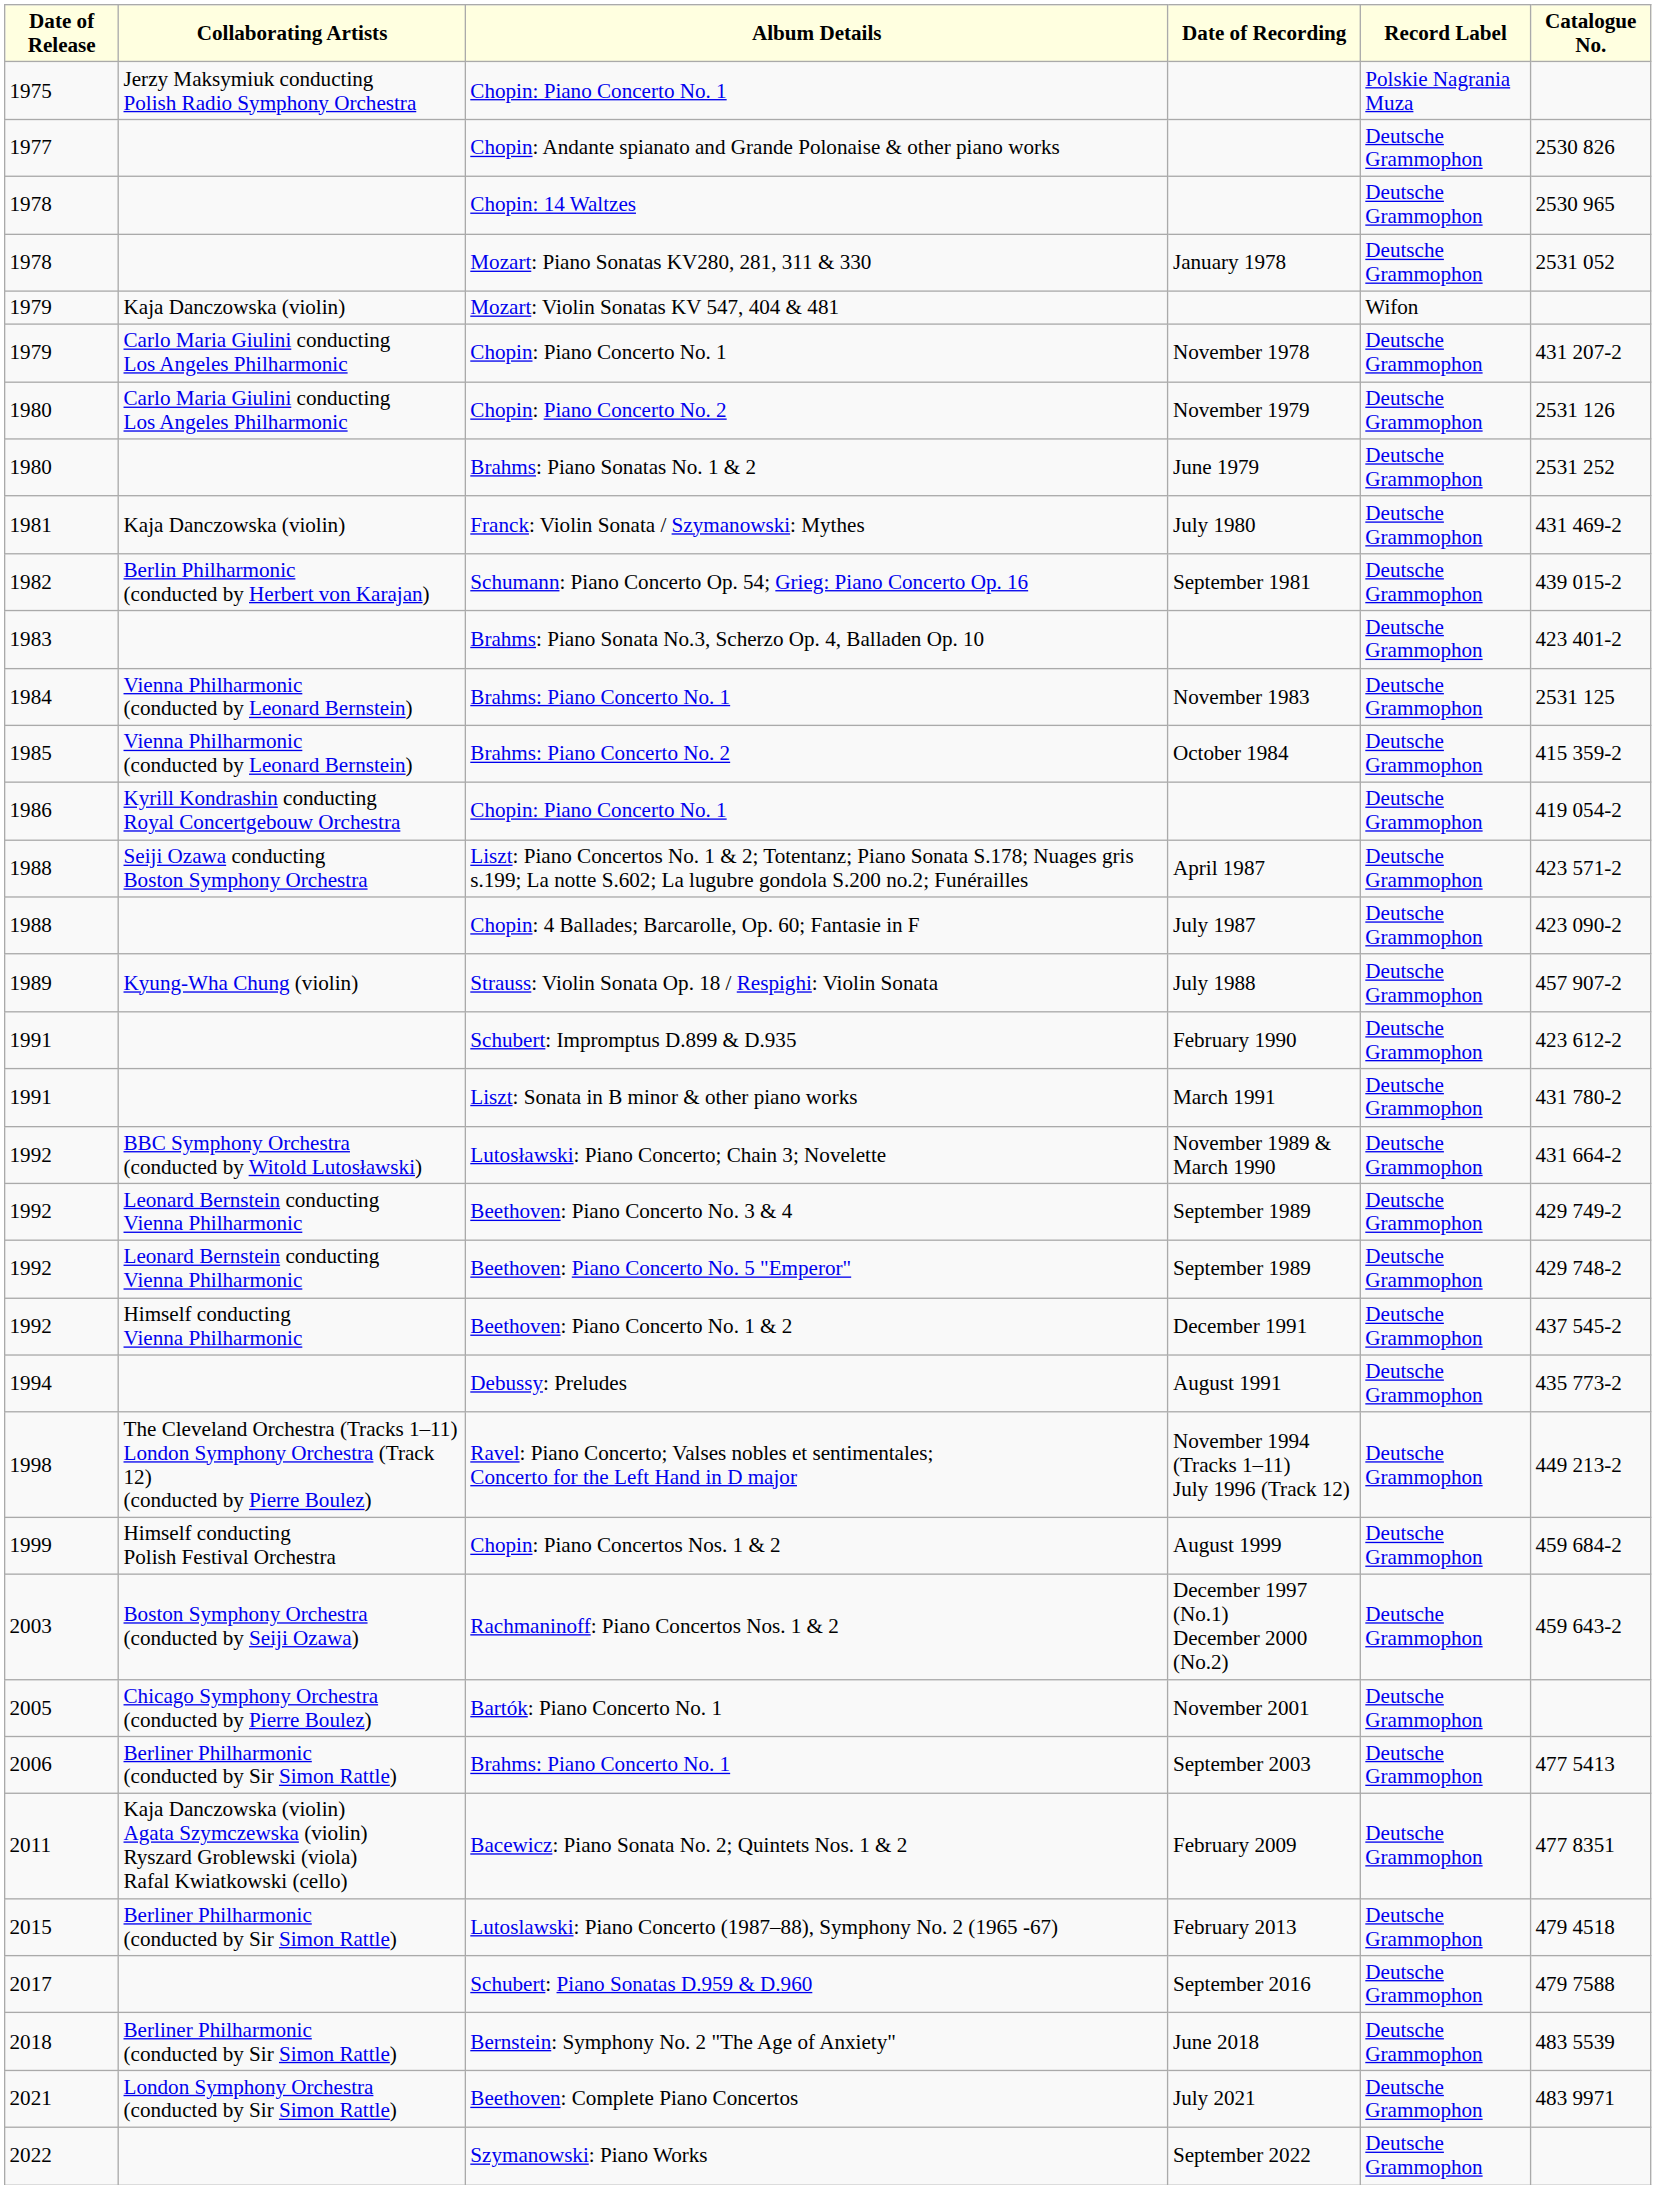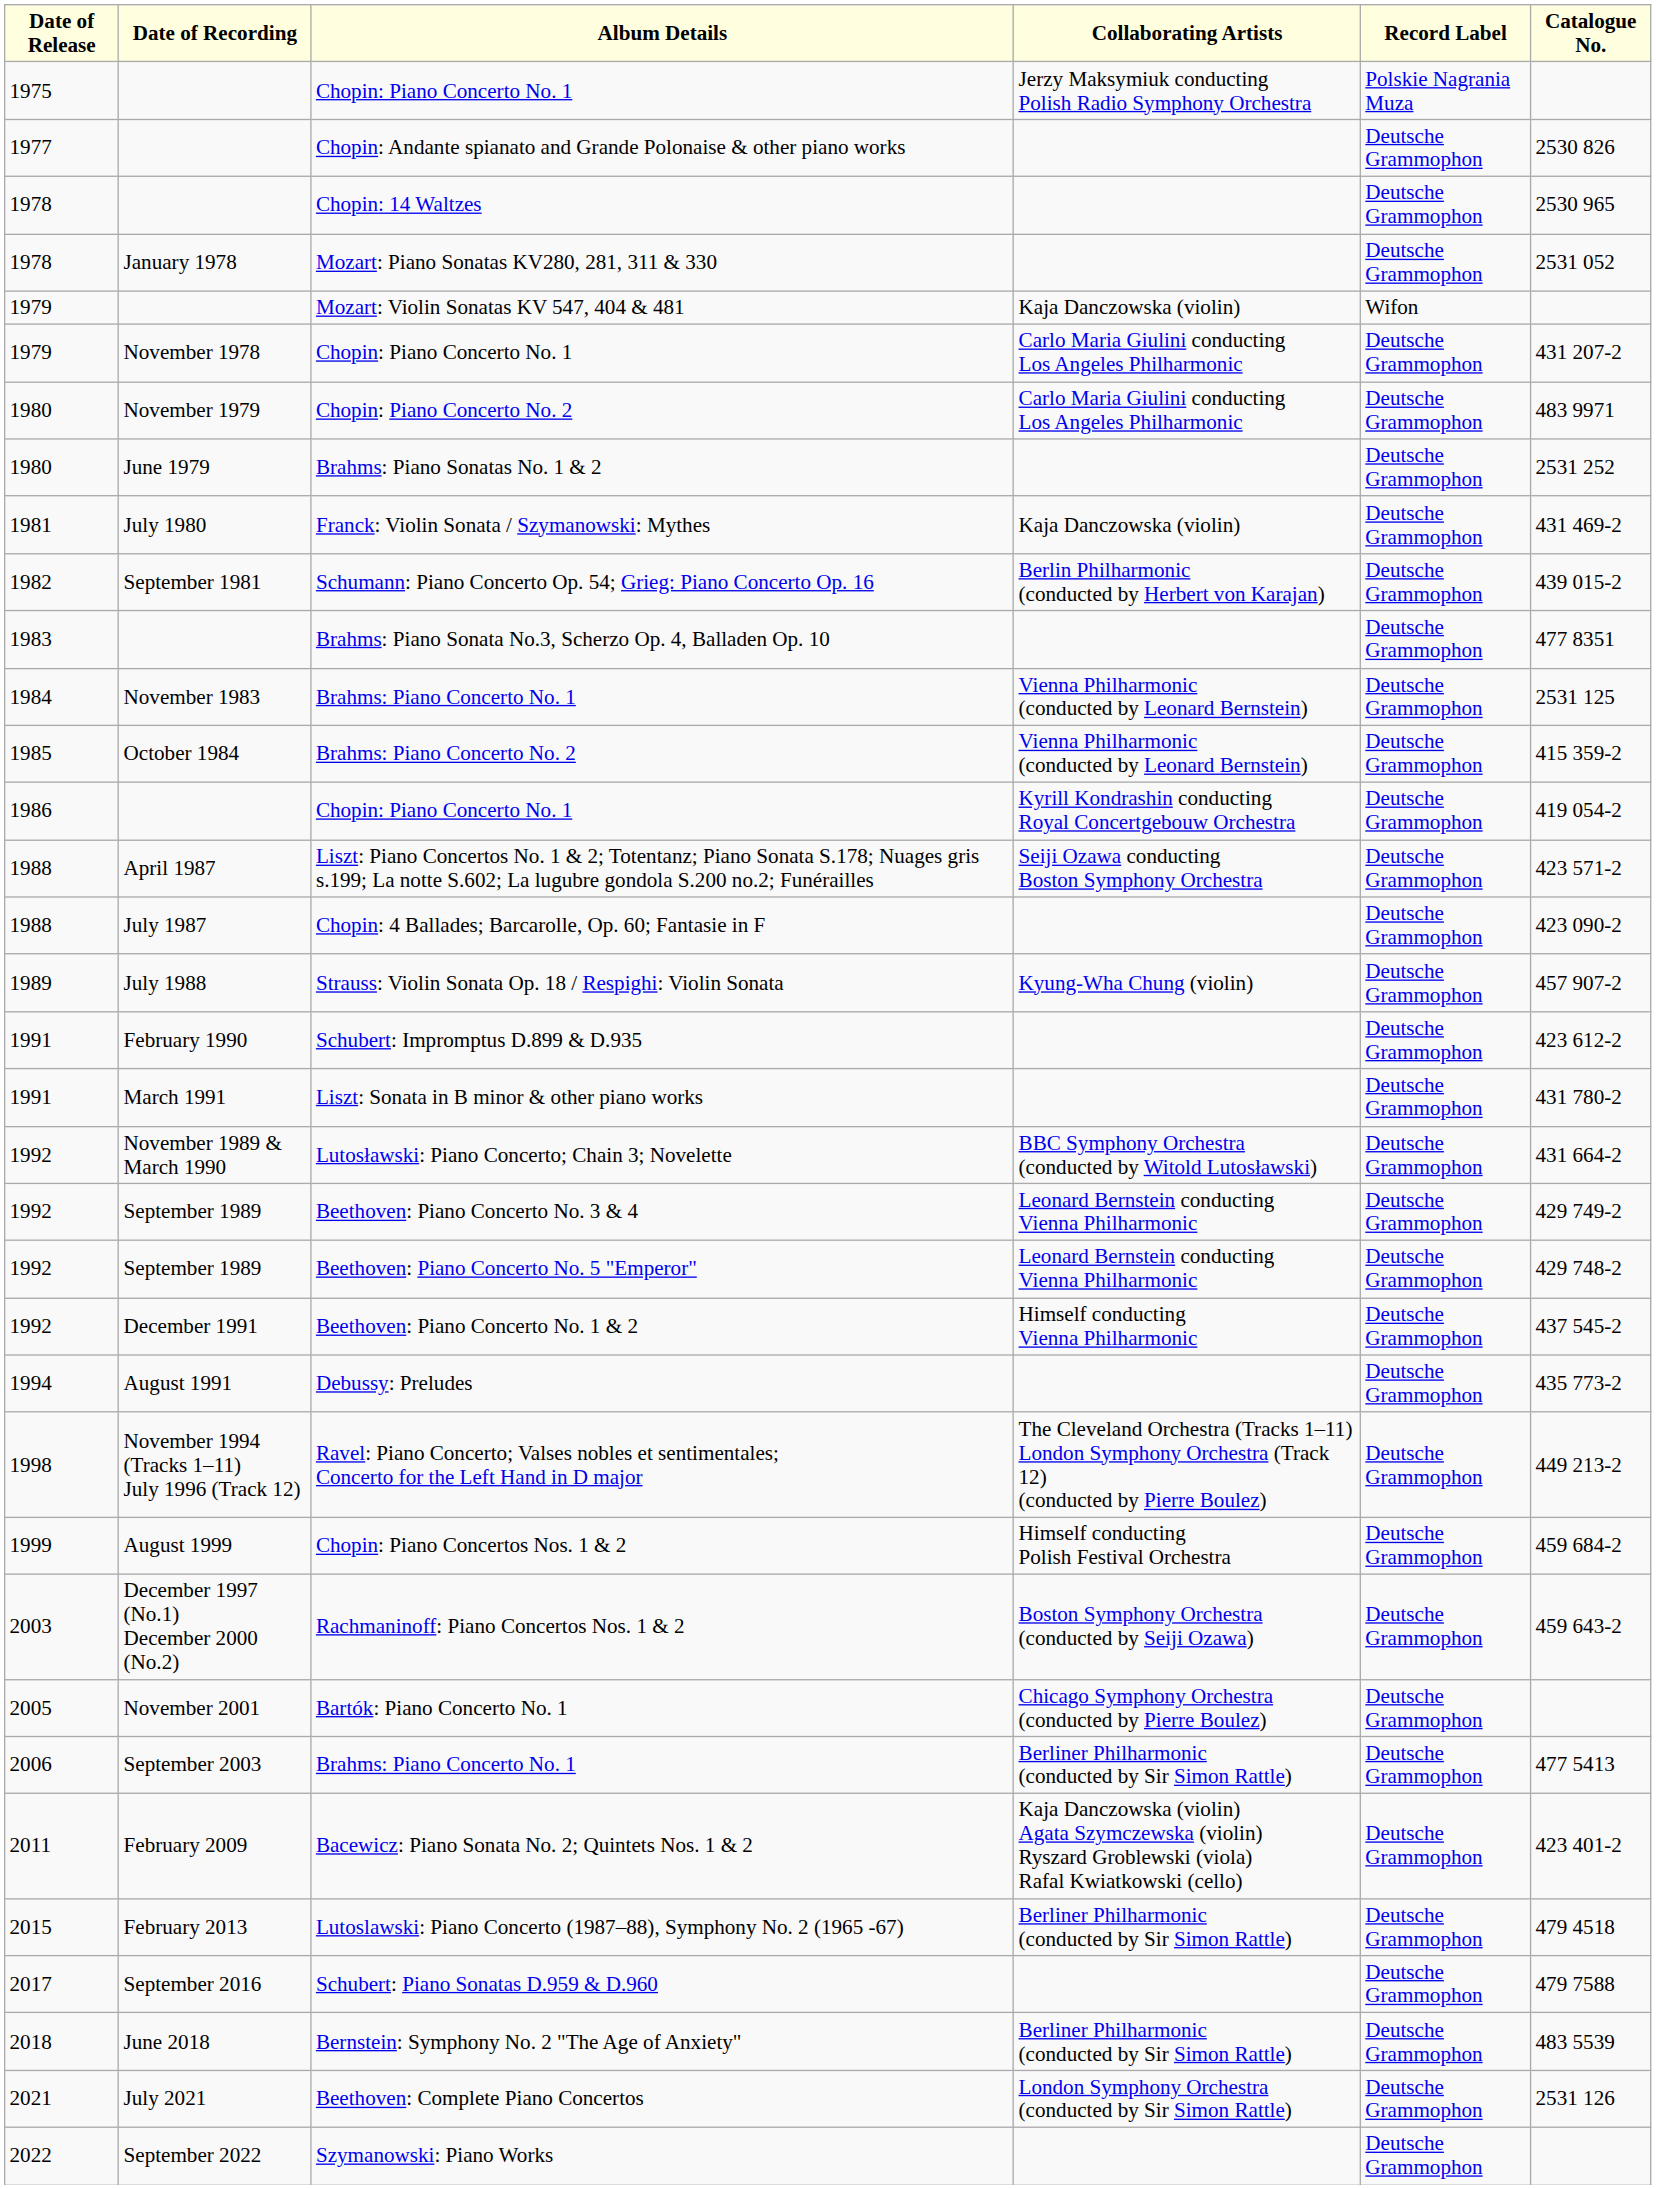columns swapped: (1264, 33) <-> (292, 33)
(1575, 410) 2531 126 -> (1575, 410) 483 9971
(1579, 639) 423 401-2 -> (1575, 639) 477 8351
(1575, 1845) 477 8351 -> (1579, 1845) 423 401-2
(1575, 2098) 483 9971 -> (1575, 2098) 2531 126
